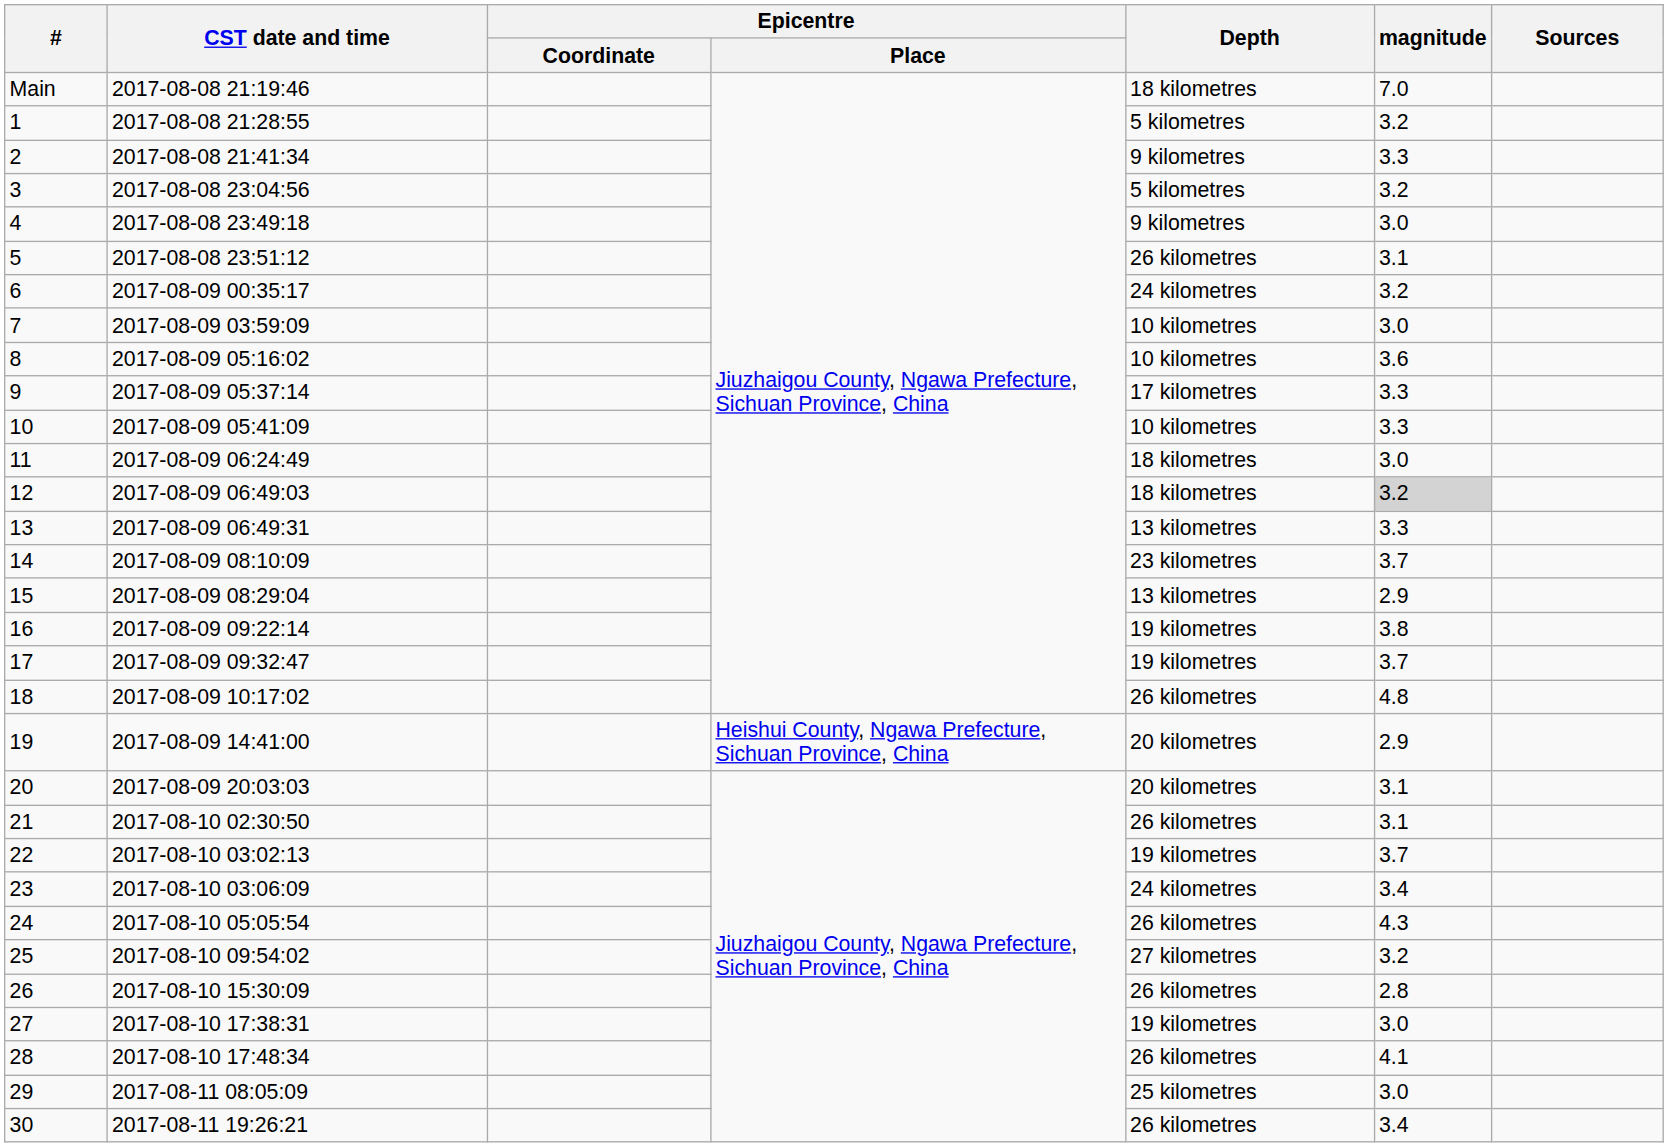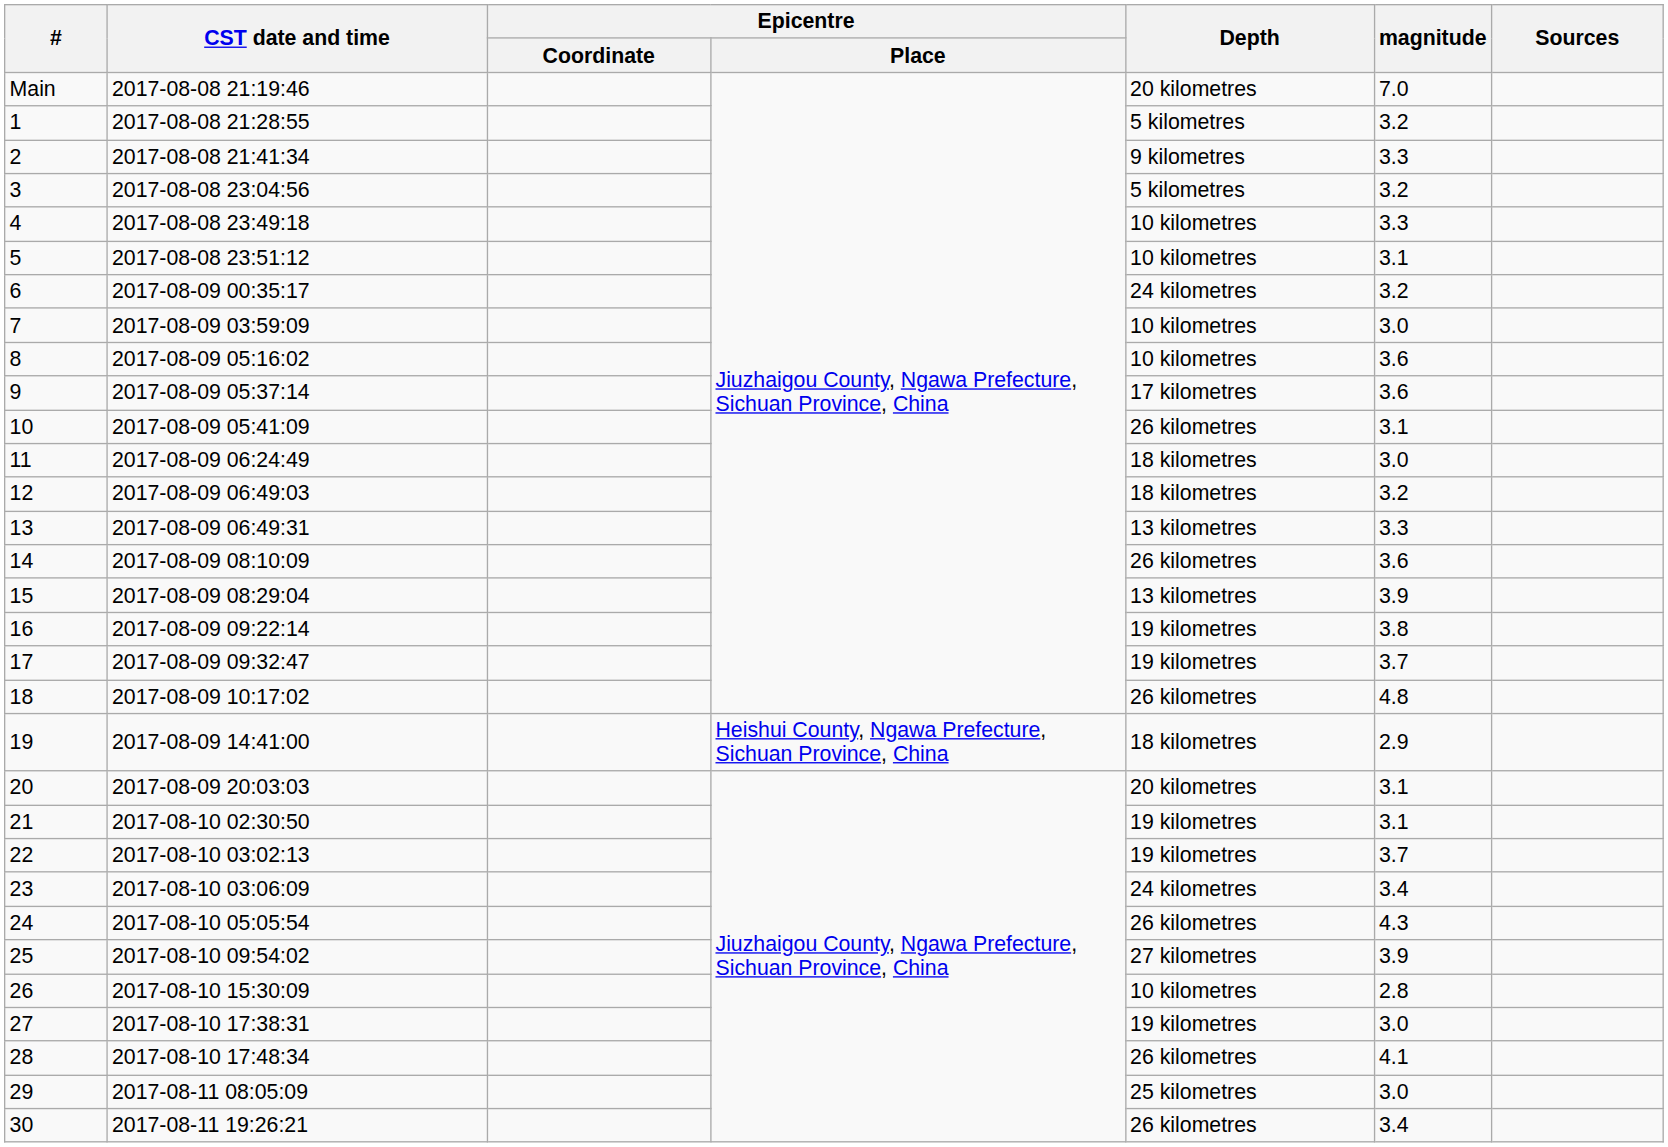(1193, 88) 18 kilometres -> (1193, 88) 20 kilometres
(1187, 223) 9 kilometres -> (1193, 223) 10 kilometres
(1394, 223) 3.0 -> (1394, 223) 3.3
(1193, 257) 26 kilometres -> (1193, 257) 10 kilometres
(1394, 392) 3.3 -> (1394, 392) 3.6
(1193, 426) 10 kilometres -> (1193, 426) 26 kilometres
(1394, 426) 3.3 -> (1394, 426) 3.1
(1394, 493) lightgrey background -> (1394, 493) no background
(1193, 561) 23 kilometres -> (1193, 561) 26 kilometres
(1394, 561) 3.7 -> (1394, 561) 3.6
(1394, 595) 2.9 -> (1394, 595) 3.9
(1193, 742) 20 kilometres -> (1193, 742) 18 kilometres
(1193, 821) 26 kilometres -> (1193, 821) 19 kilometres
(1394, 956) 3.2 -> (1394, 956) 3.9
(1193, 990) 26 kilometres -> (1193, 990) 10 kilometres
